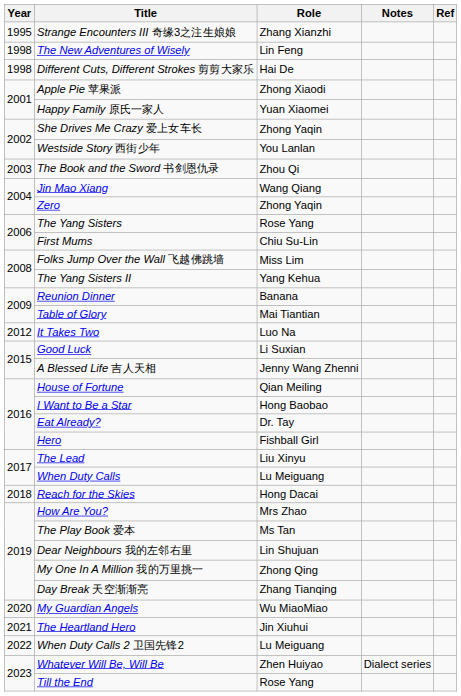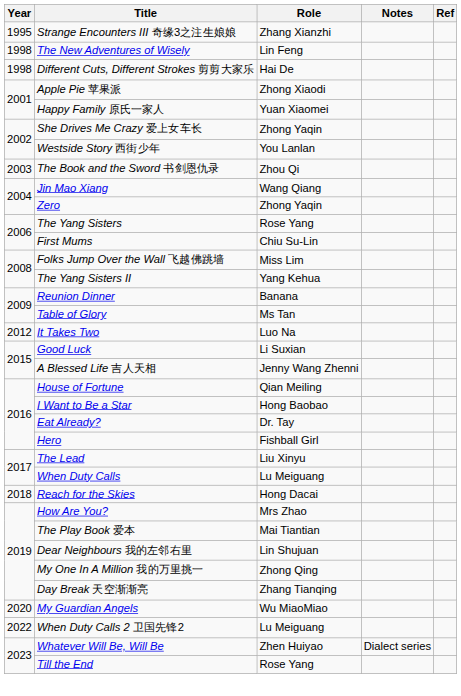(290, 314) Mai Tiantian -> (277, 314) Ms Tan
(277, 530) Ms Tan -> (290, 530) Mai Tiantian
- row: (86, 626)
